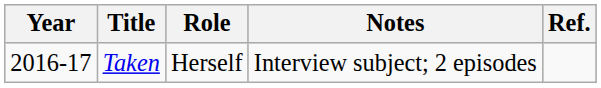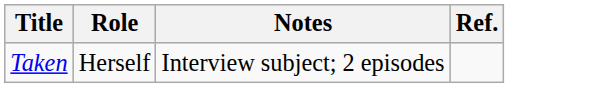- column: (51, 23)
